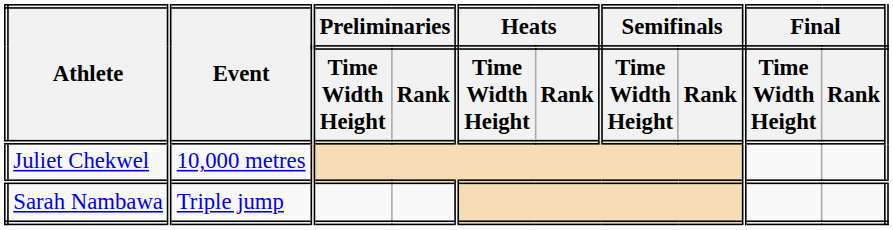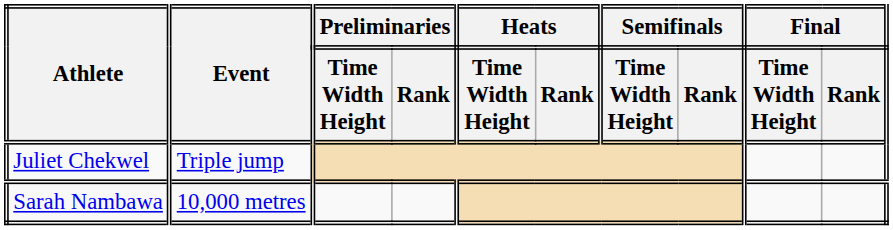(241, 161) 10,000 metres -> (230, 161) Triple jump
(230, 202) Triple jump -> (241, 202) 10,000 metres
